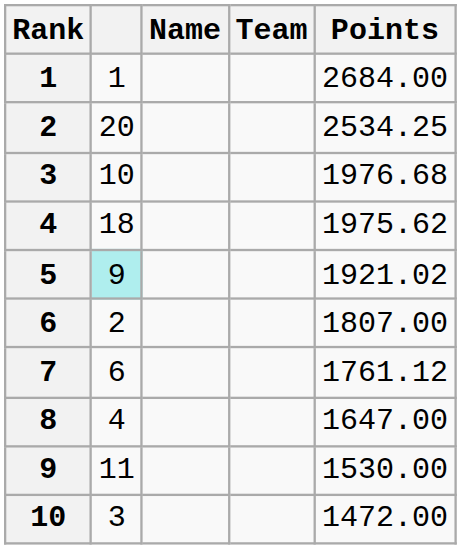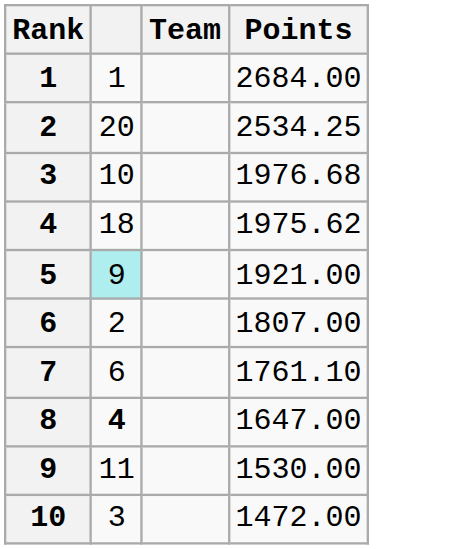- column: (185, 30)
(385, 274) 1921.02 -> (299, 274) 1921.00
(385, 372) 1761.12 -> (299, 372) 1761.10
(117, 421) normal -> (117, 421) bold
